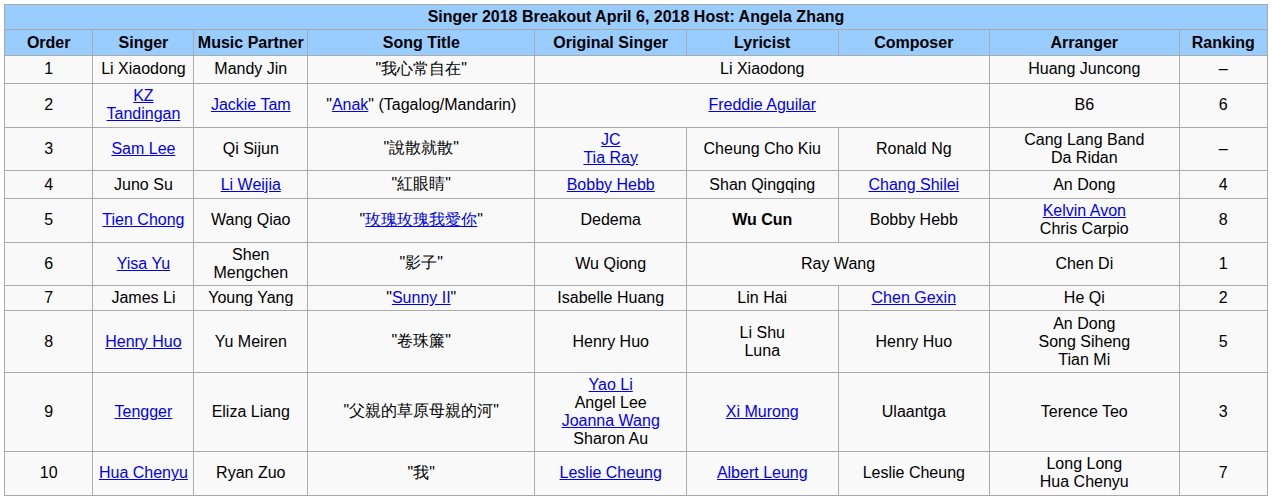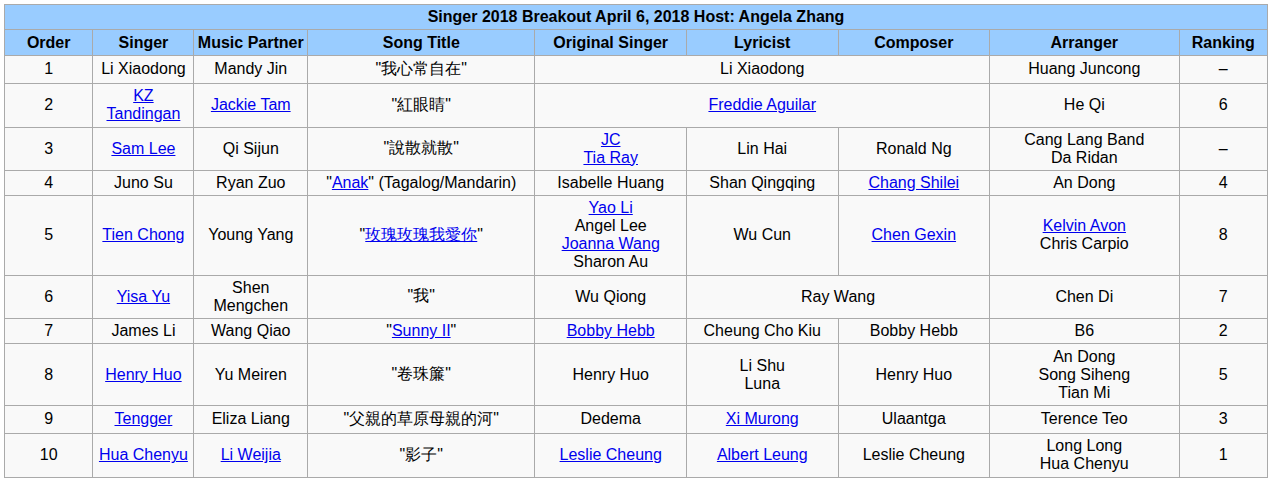(421, 105) "Anak" (Tagalog/Mandarin) -> (421, 104) "紅眼睛"
(1084, 105) B6 -> (1084, 105) He Qi
(762, 148) Cheung Cho Kiu -> (762, 148) Lin Hai
(251, 184) Li Weijia -> (251, 183) Ryan Zuo
(421, 184) "紅眼睛" -> (421, 183) "Anak" (Tagalog/Mandarin)
(611, 184) Bobby Hebb -> (611, 183) Isabelle Huang
(251, 220) Wang Qiao -> (251, 235) Young Yang
(611, 220) Dedema -> (611, 235) Yao Li Angel Lee Joanna Wang Sharon Au
(762, 220) bold -> (762, 235) normal
(914, 220) Bobby Hebb -> (914, 235) Chen Gexin
(421, 263) "影子" -> (421, 296) "我"
(1223, 263) 1 -> (1223, 296) 7
(251, 298) Young Yang -> (251, 331) Wang Qiao
(611, 298) Isabelle Huang -> (611, 331) Bobby Hebb
(762, 298) Lin Hai -> (762, 331) Cheung Cho Kiu
(914, 298) Chen Gexin -> (914, 331) Bobby Hebb
(1084, 298) He Qi -> (1084, 331) B6
(611, 411) Yao Li Angel Lee Joanna Wang Sharon Au -> (611, 419) Dedema
(251, 473) Ryan Zuo -> (251, 455) Li Weijia
(421, 472) "我" -> (421, 454) "影子"
(1223, 473) 7 -> (1223, 455) 1
